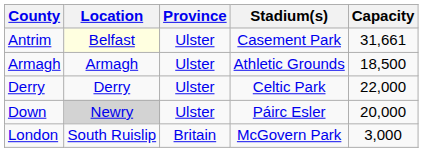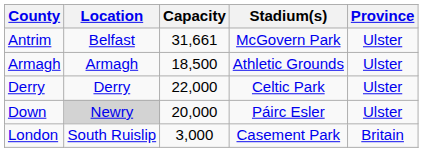columns swapped: (195, 16) <-> (383, 16)
(112, 40) lightyellow background -> (112, 40) no background
(289, 40) Casement Park -> (288, 40) McGovern Park
(289, 135) McGovern Park -> (288, 135) Casement Park
